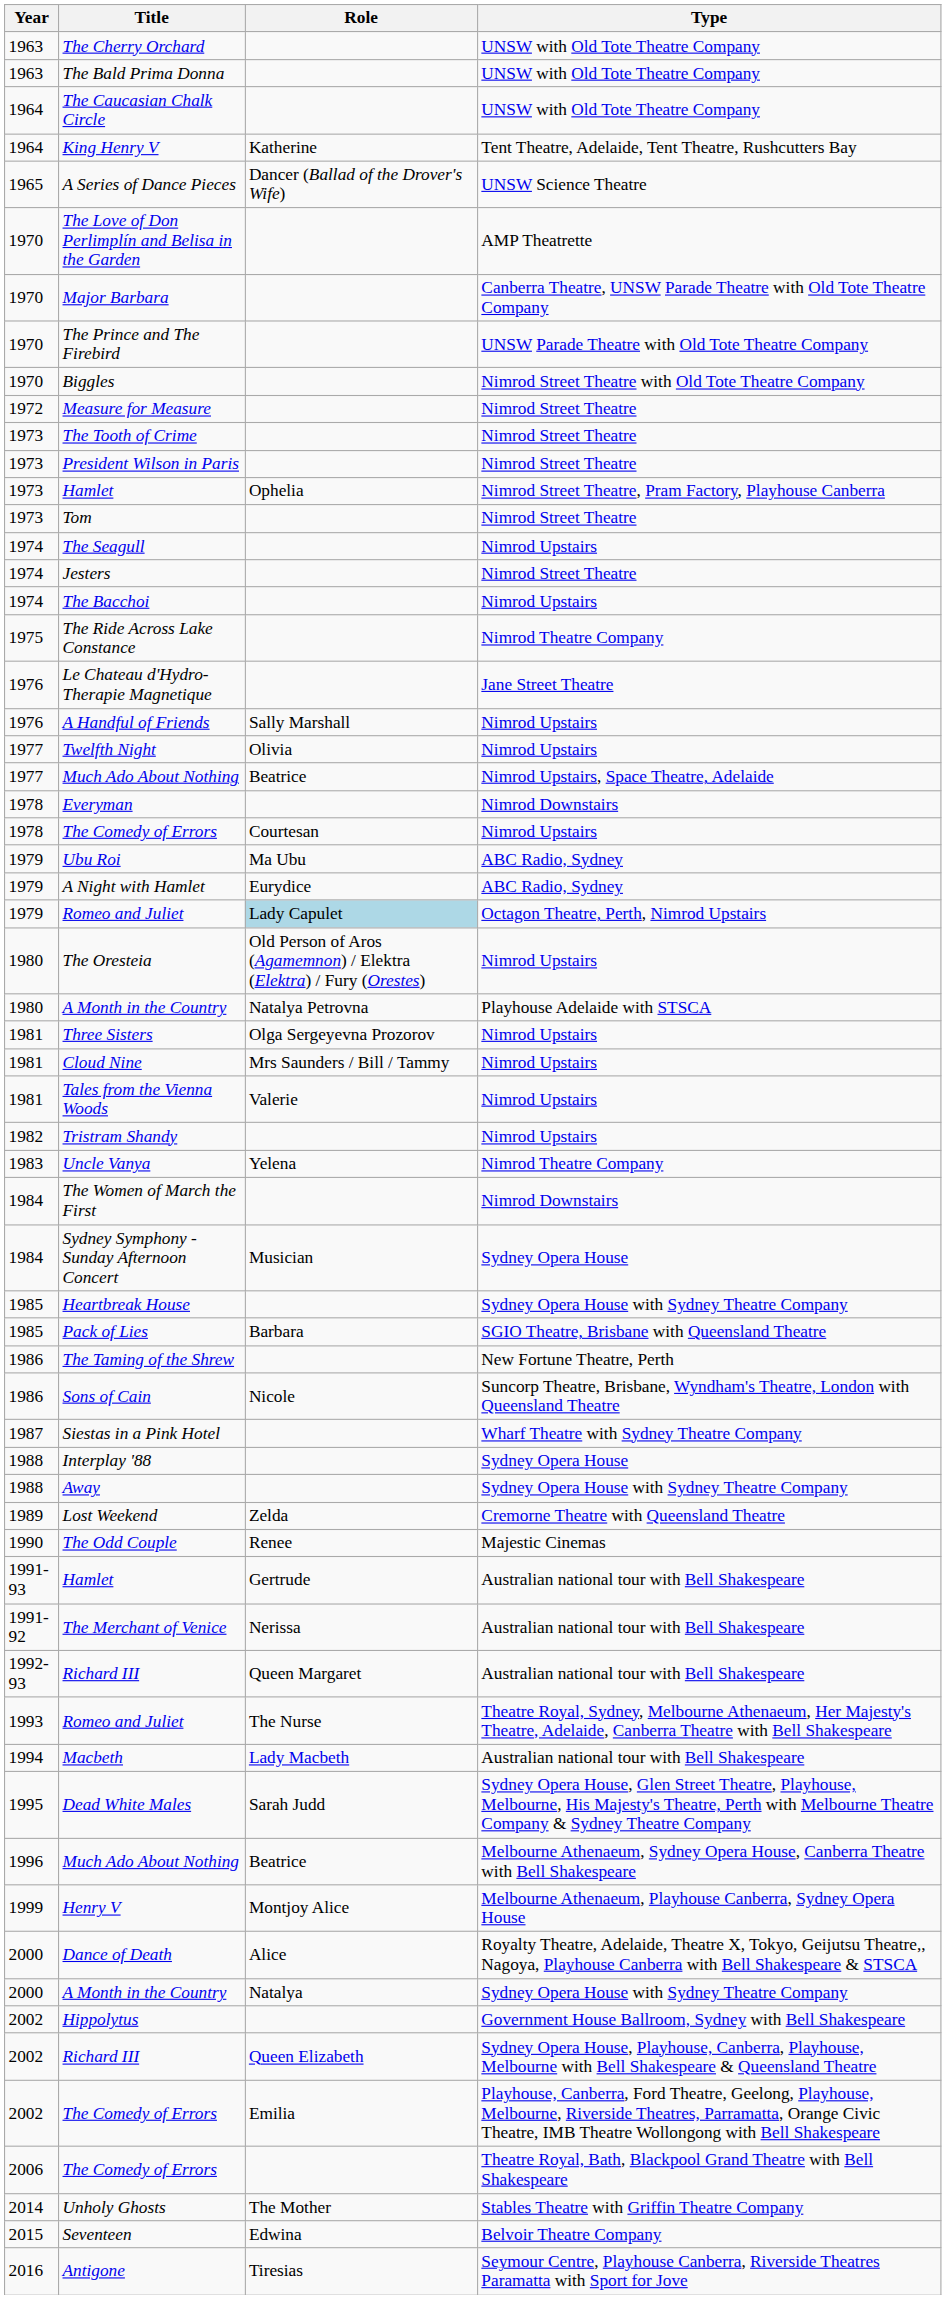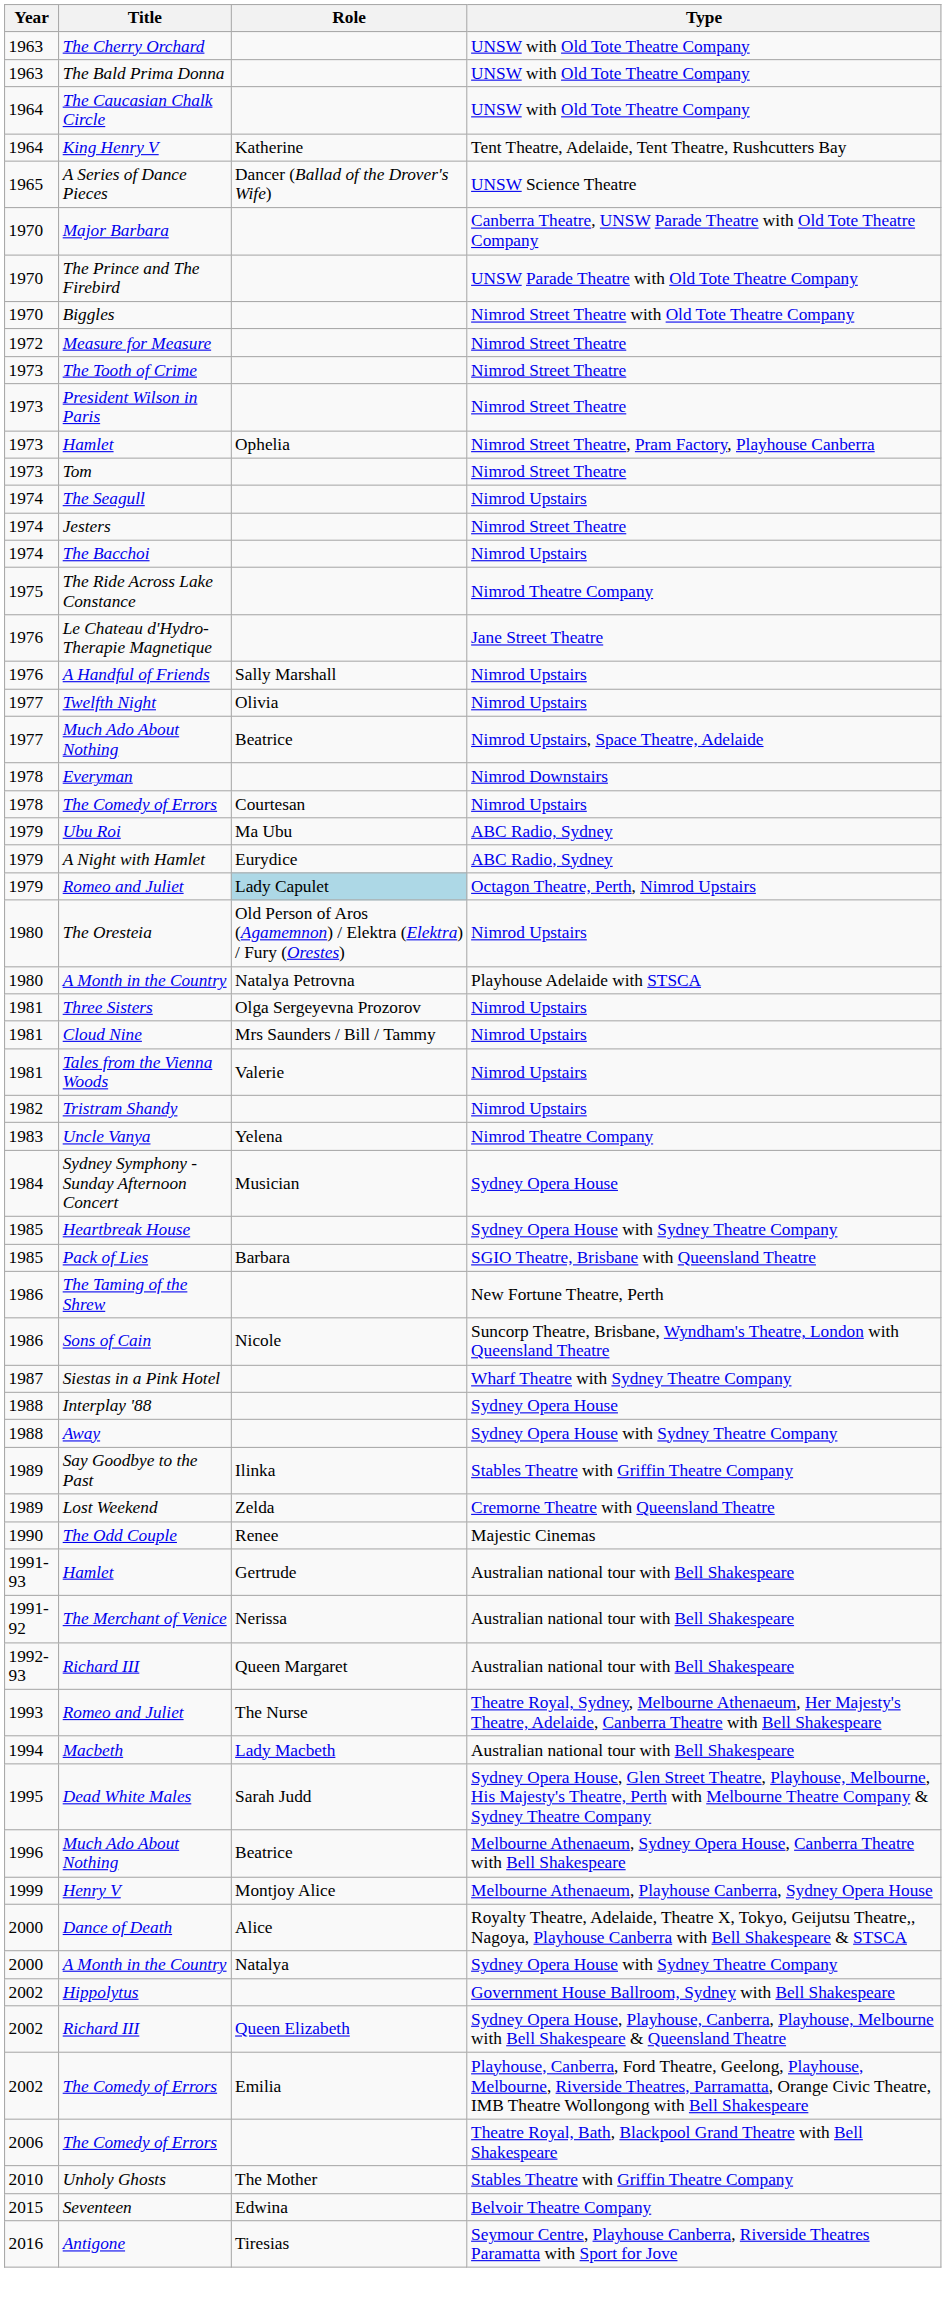- row: (147, 240)
- row: (149, 1200)
+ row: (130, 1470)
(26, 2206) 2014 -> (26, 2179) 2010
